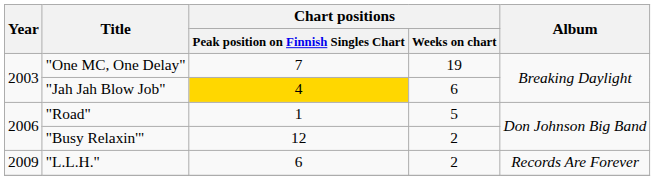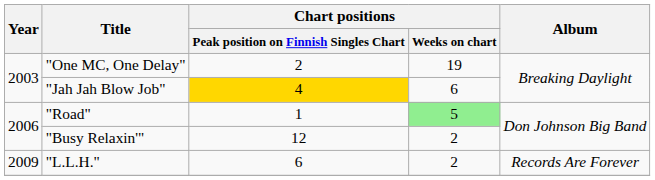(299, 65) 7 -> (299, 65) 2
(454, 114) no background -> (454, 114) lightgreen background
